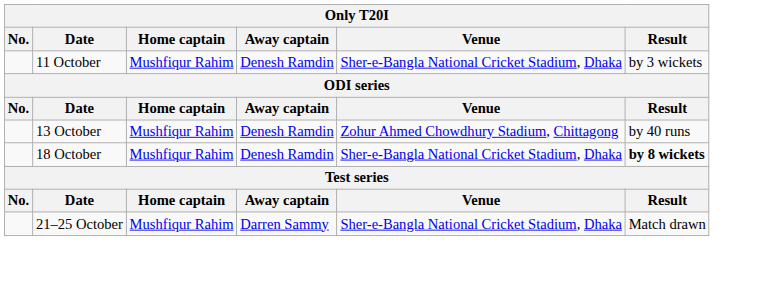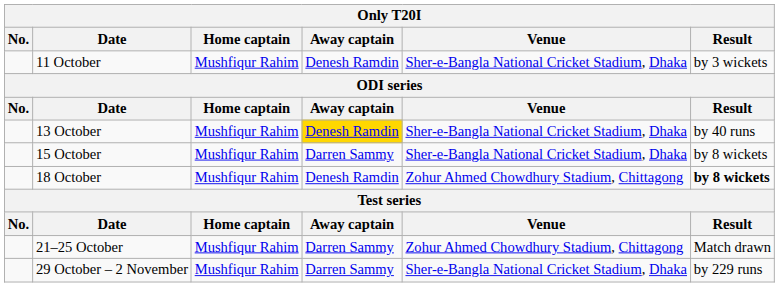(287, 131) no background -> (352, 131) gold background
(479, 131) Zohur Ahmed Chowdhury Stadium, Chittagong -> (546, 131) Sher-e-Bangla National Cricket Stadium, Dhaka
+ row: (69, 154)
(481, 154) Sher-e-Bangla National Cricket Stadium, Dhaka -> (544, 177) Zohur Ahmed Chowdhury Stadium, Chittagong
(481, 223) Sher-e-Bangla National Cricket Stadium, Dhaka -> (544, 246) Zohur Ahmed Chowdhury Stadium, Chittagong
+ row: (112, 270)
